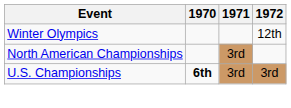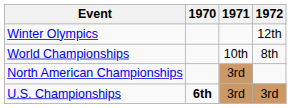+ row: (68, 53)
